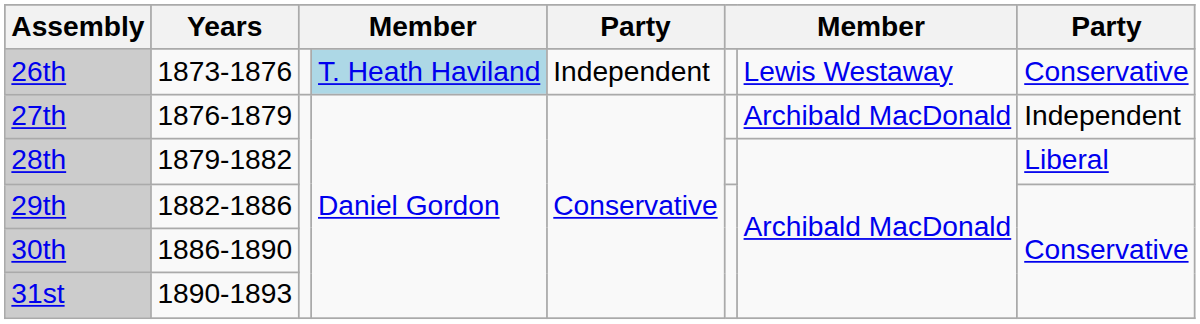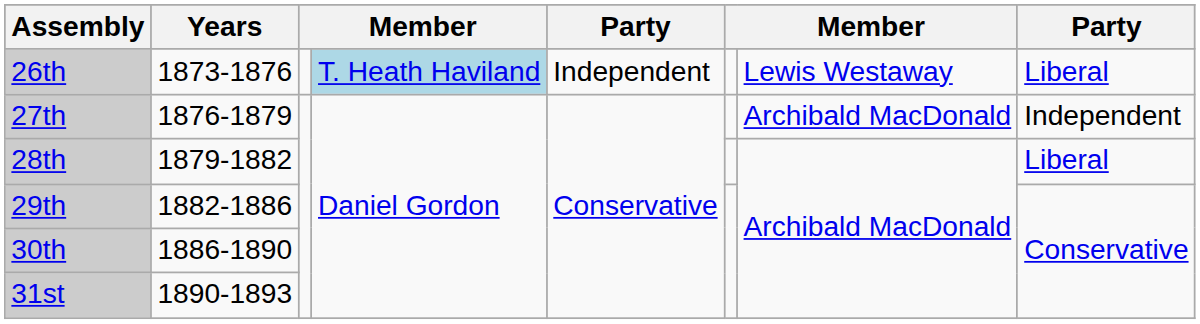(1106, 71) Conservative -> (1066, 71) Liberal
